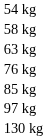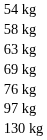+ row: (20, 69)
- row: (20, 89)
